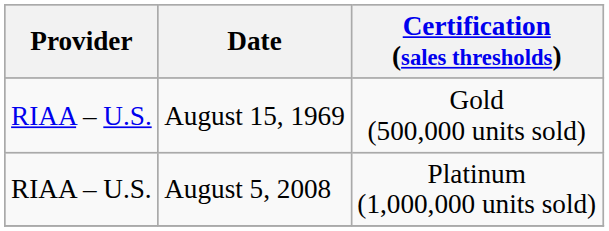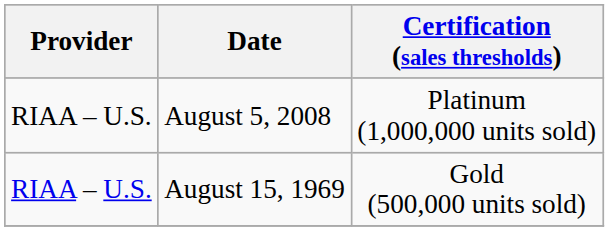rows swapped: (255, 115) <-> (248, 188)
